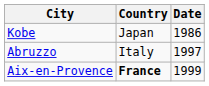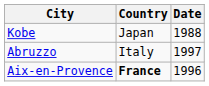(187, 33) 1986 -> (187, 33) 1988
(187, 71) 1999 -> (187, 71) 1996
